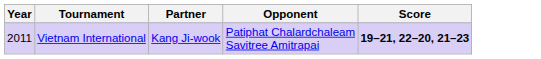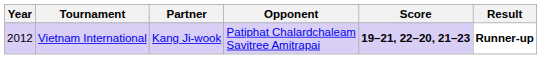+ column: (505, 14)
(19, 38) 2011 -> (20, 38) 2012
